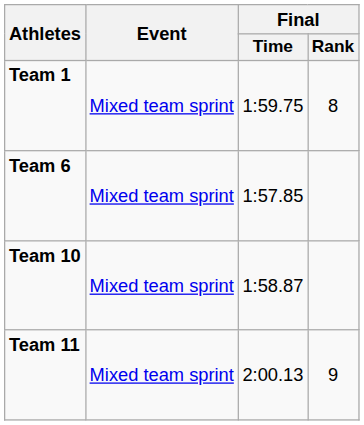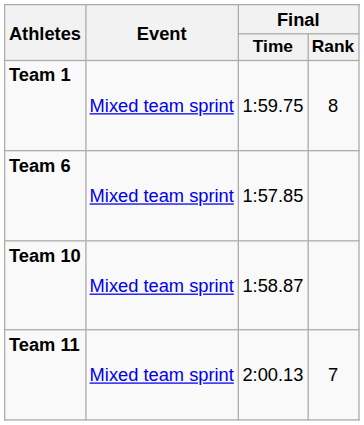(333, 376) 9 -> (333, 376) 7
